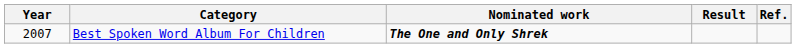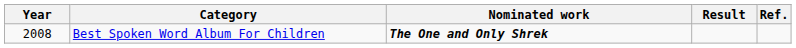(37, 34) 2007 -> (37, 34) 2008
